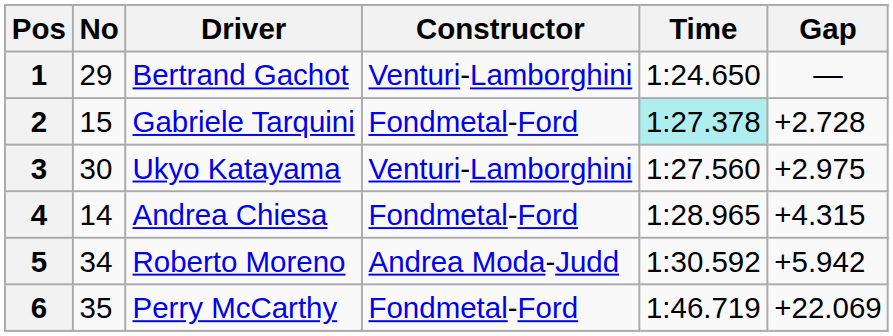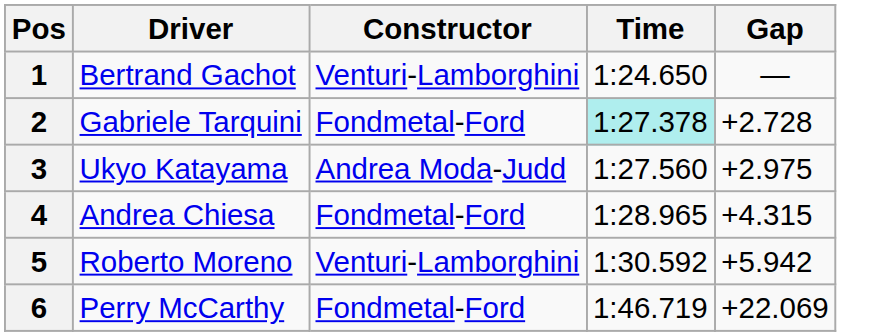- column: (99, 28)
(500, 169) Venturi-Lamborghini -> (441, 169) Andrea Moda-Judd
(494, 262) Andrea Moda-Judd -> (447, 262) Venturi-Lamborghini
